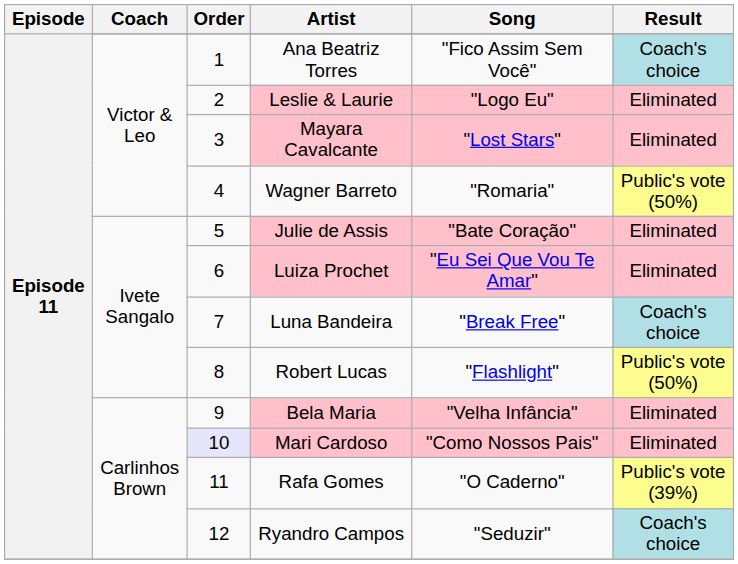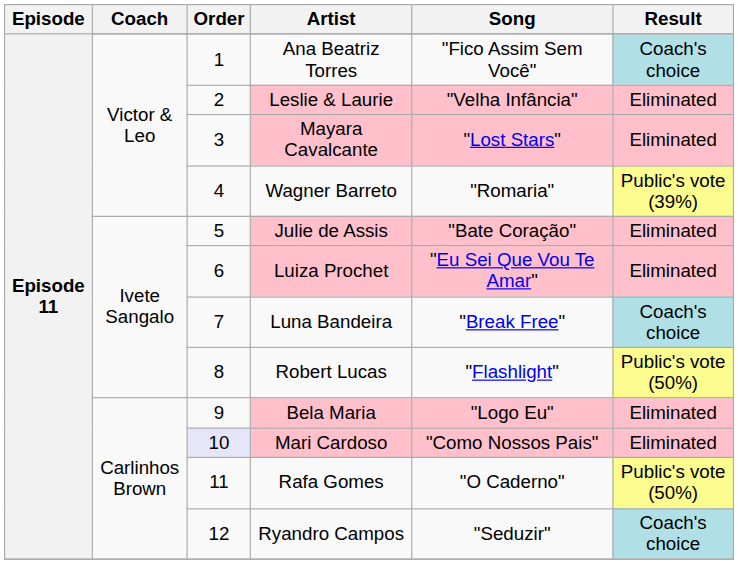(512, 99) "Logo Eu" -> (512, 99) "Velha Infância"
(673, 190) Public's vote (50%) -> (673, 190) Public's vote (39%)
(512, 412) "Velha Infância" -> (512, 412) "Logo Eu"
(673, 482) Public's vote (39%) -> (673, 482) Public's vote (50%)
